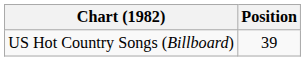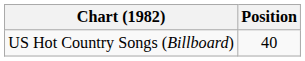(269, 42) 39 -> (269, 42) 40
